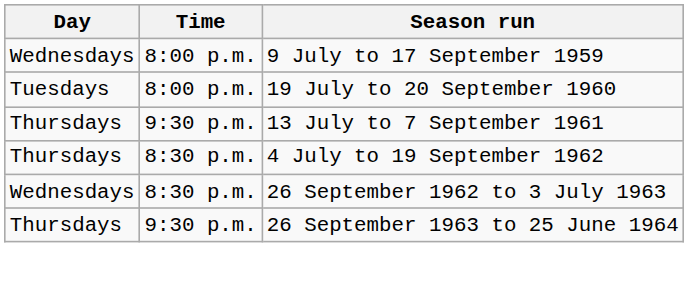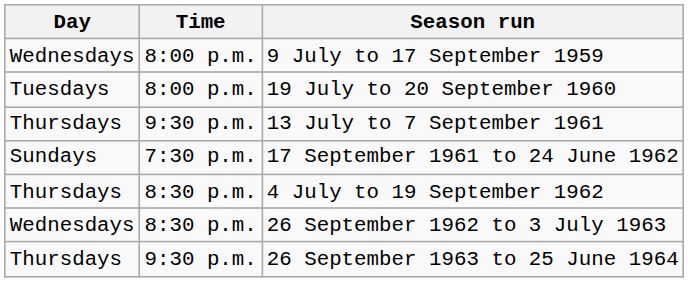+ row: (473, 157)
